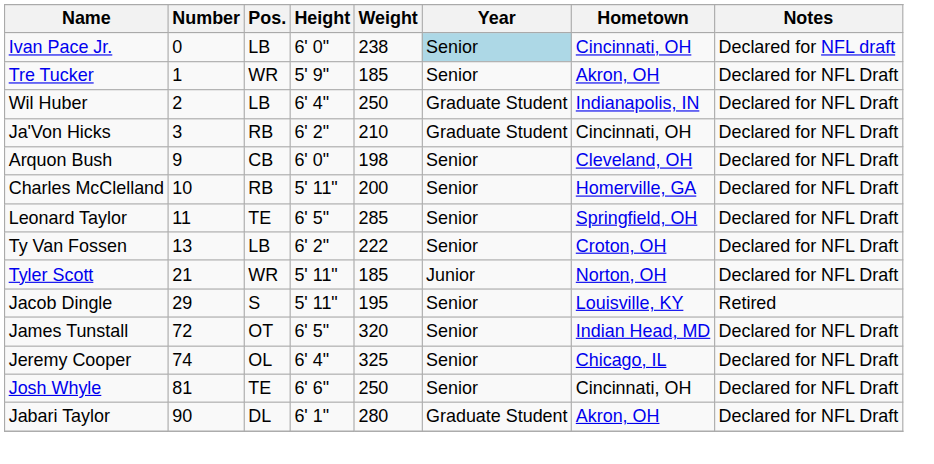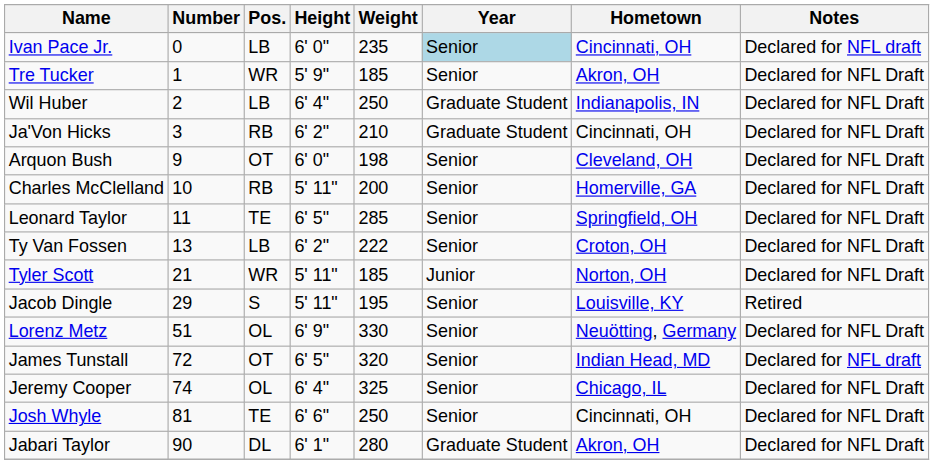(373, 47) 238 -> (373, 47) 235
(261, 160) CB -> (261, 160) OT
+ row: (58, 331)
(808, 331) Declared for NFL Draft -> (833, 359) Declared for NFL draft
